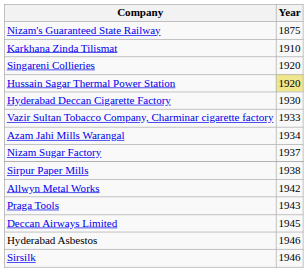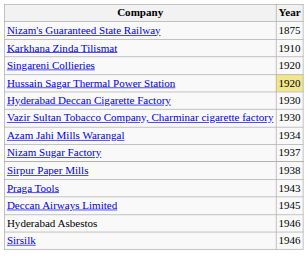(290, 118) 1933 -> (290, 118) 1930
- row: (53, 188)
